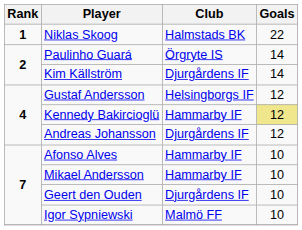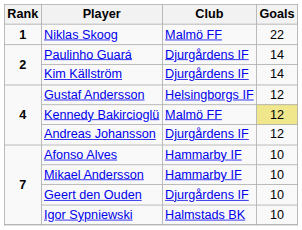(205, 34) Halmstads BK -> (194, 34) Malmö FF
(194, 54) Örgryte IS -> (207, 54) Djurgårdens IF
(203, 114) Hammarby IF -> (194, 114) Malmö FF
(194, 214) Malmö FF -> (205, 214) Halmstads BK
